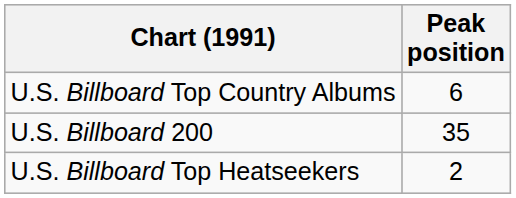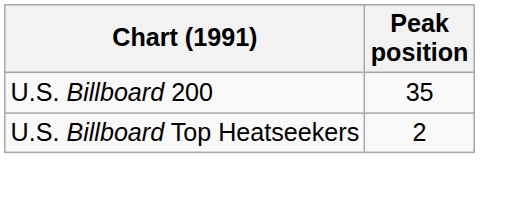- row: (203, 92)
